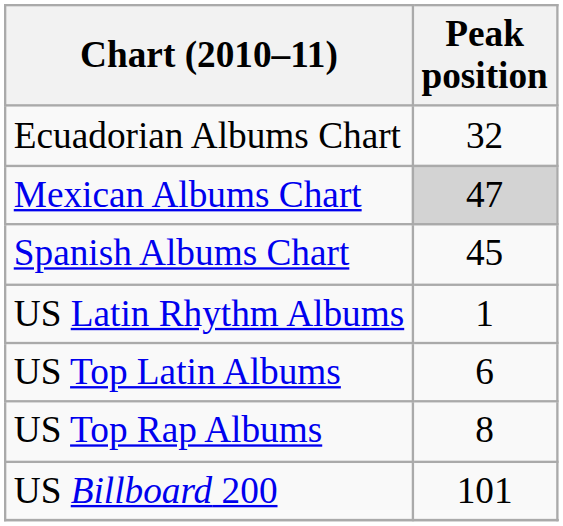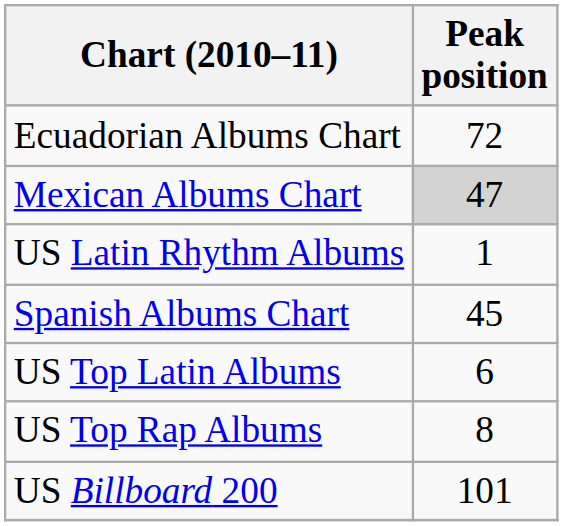(485, 135) 32 -> (485, 135) 72
rows swapped: (182, 253) <-> (209, 312)
